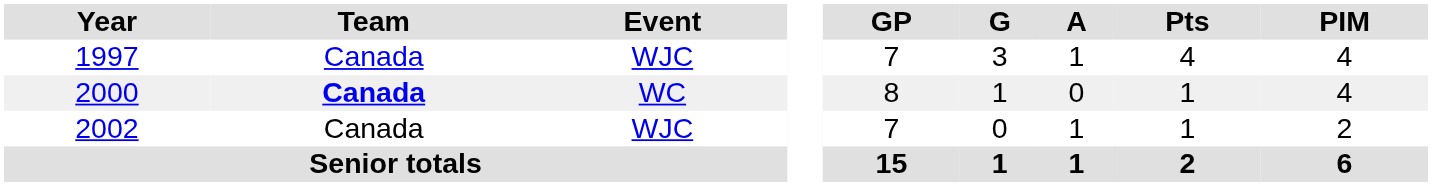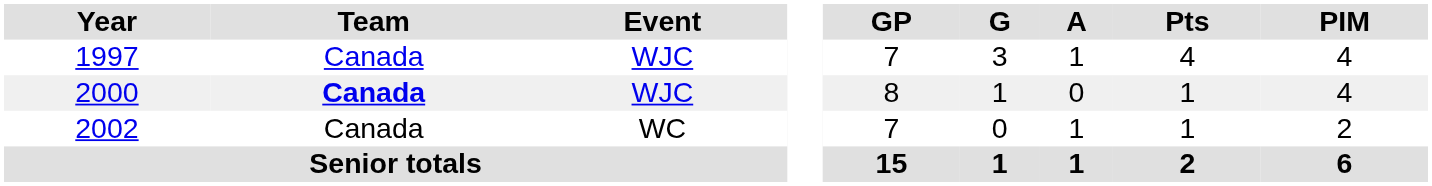(662, 92) WC -> (662, 92) WJC
(662, 128) WJC -> (662, 128) WC
